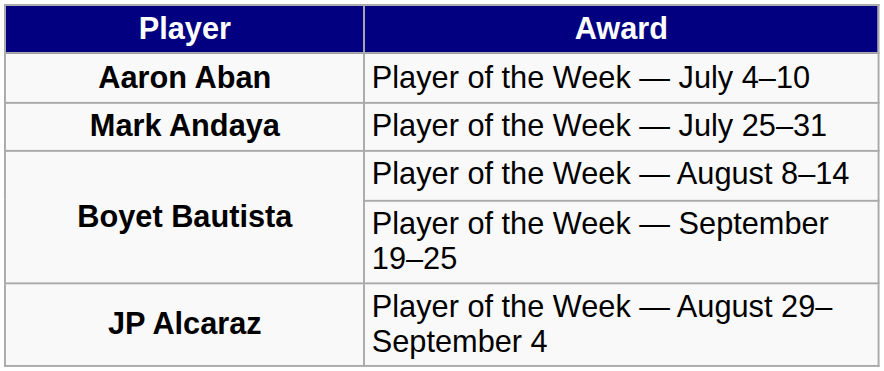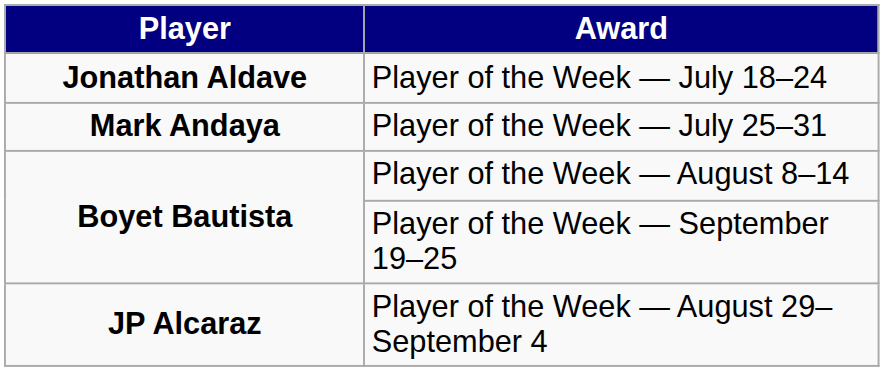- row: (591, 77)
+ row: (599, 77)
